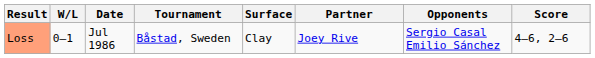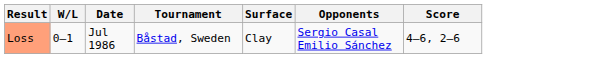- column: (349, 14)
